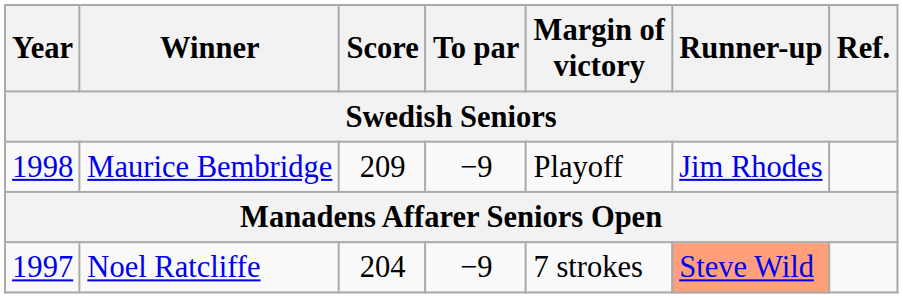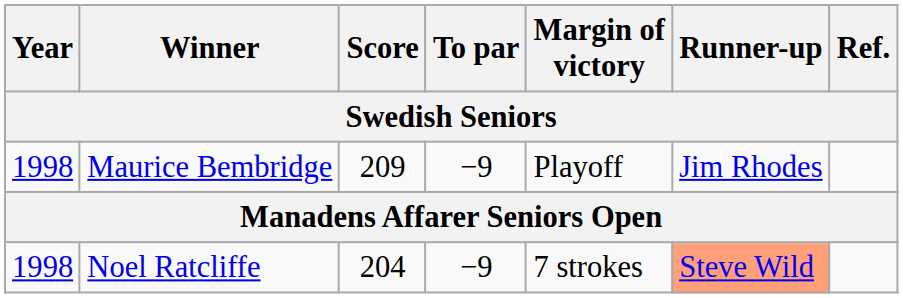(43, 267) 1997 -> (43, 267) 1998
